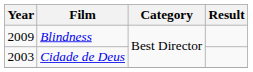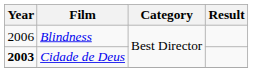(21, 36) 2009 -> (21, 36) 2006
(21, 57) normal -> (21, 57) bold
